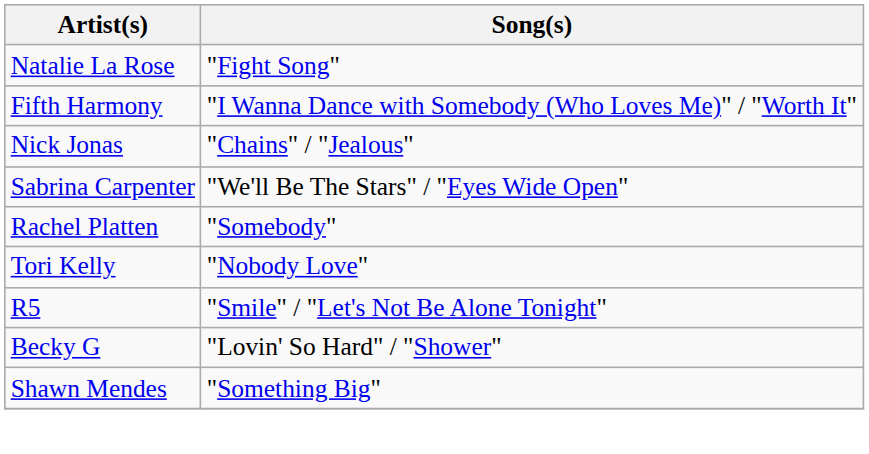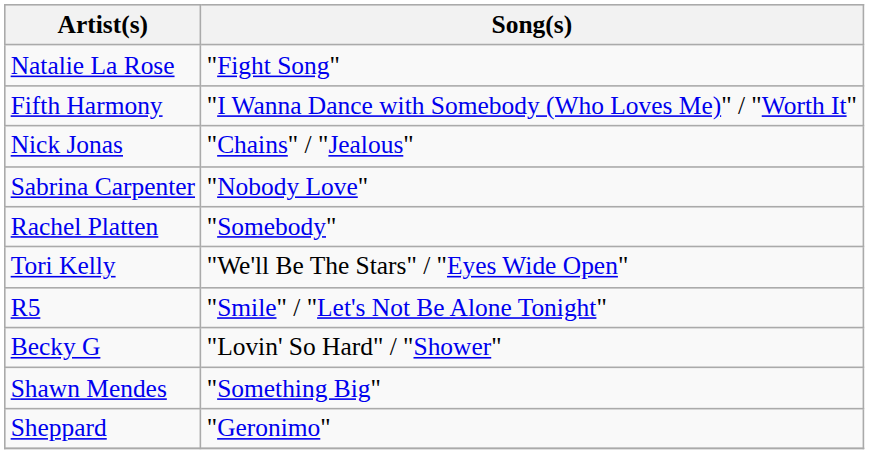(418, 186) "We'll Be The Stars" / "Eyes Wide Open" -> (287, 186) "Nobody Love"
(287, 266) "Nobody Love" -> (418, 266) "We'll Be The Stars" / "Eyes Wide Open"
+ row: (59, 428)
